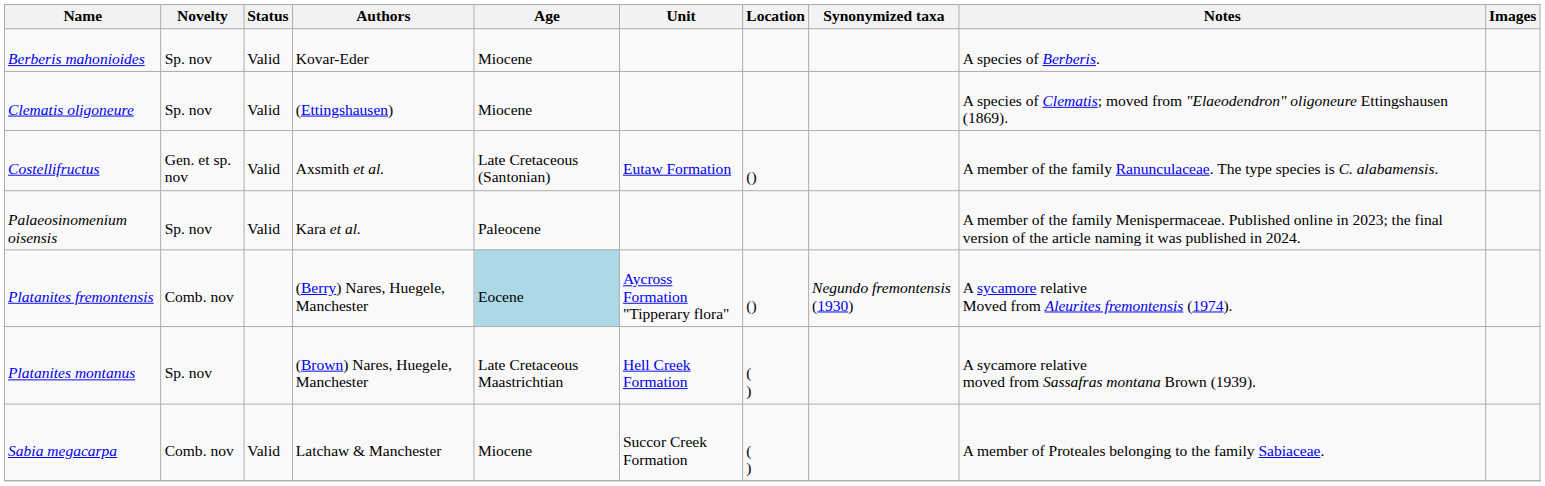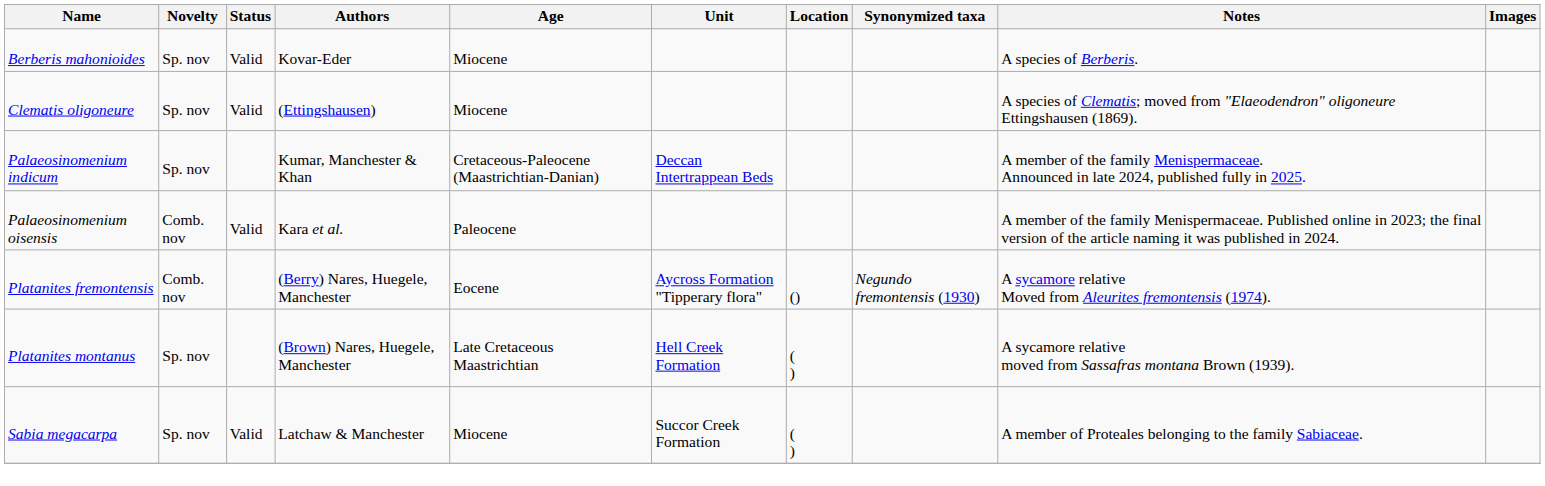- row: (54, 169)
+ row: (68, 169)
(188, 228) Sp. nov -> (183, 228) Comb. nov
(501, 297) lightblue background -> (476, 288) no background
(199, 451) Comb. nov -> (186, 433) Sp. nov
